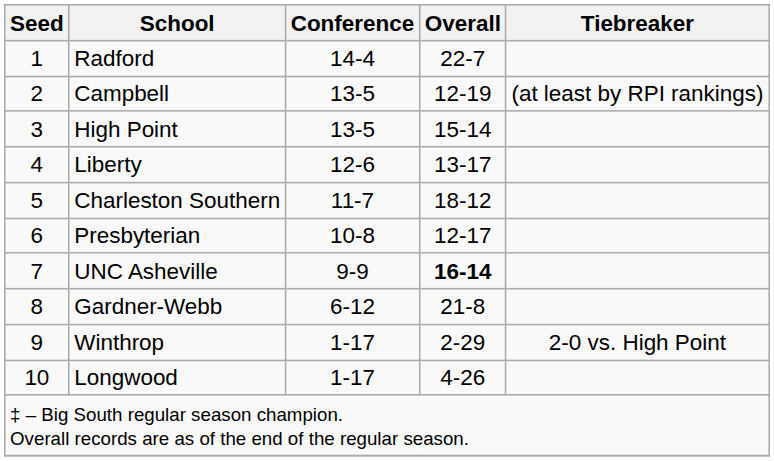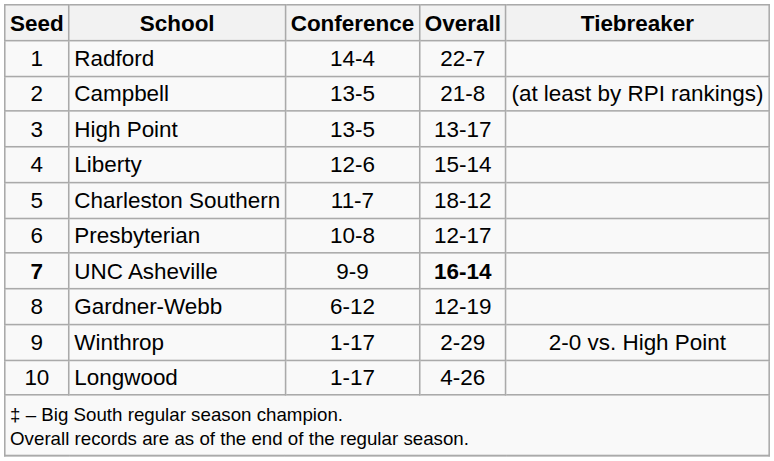(463, 94) 12-19 -> (463, 94) 21-8
(463, 129) 15-14 -> (463, 129) 13-17
(463, 165) 13-17 -> (463, 165) 15-14
(37, 271) normal -> (37, 271) bold
(463, 307) 21-8 -> (463, 307) 12-19
